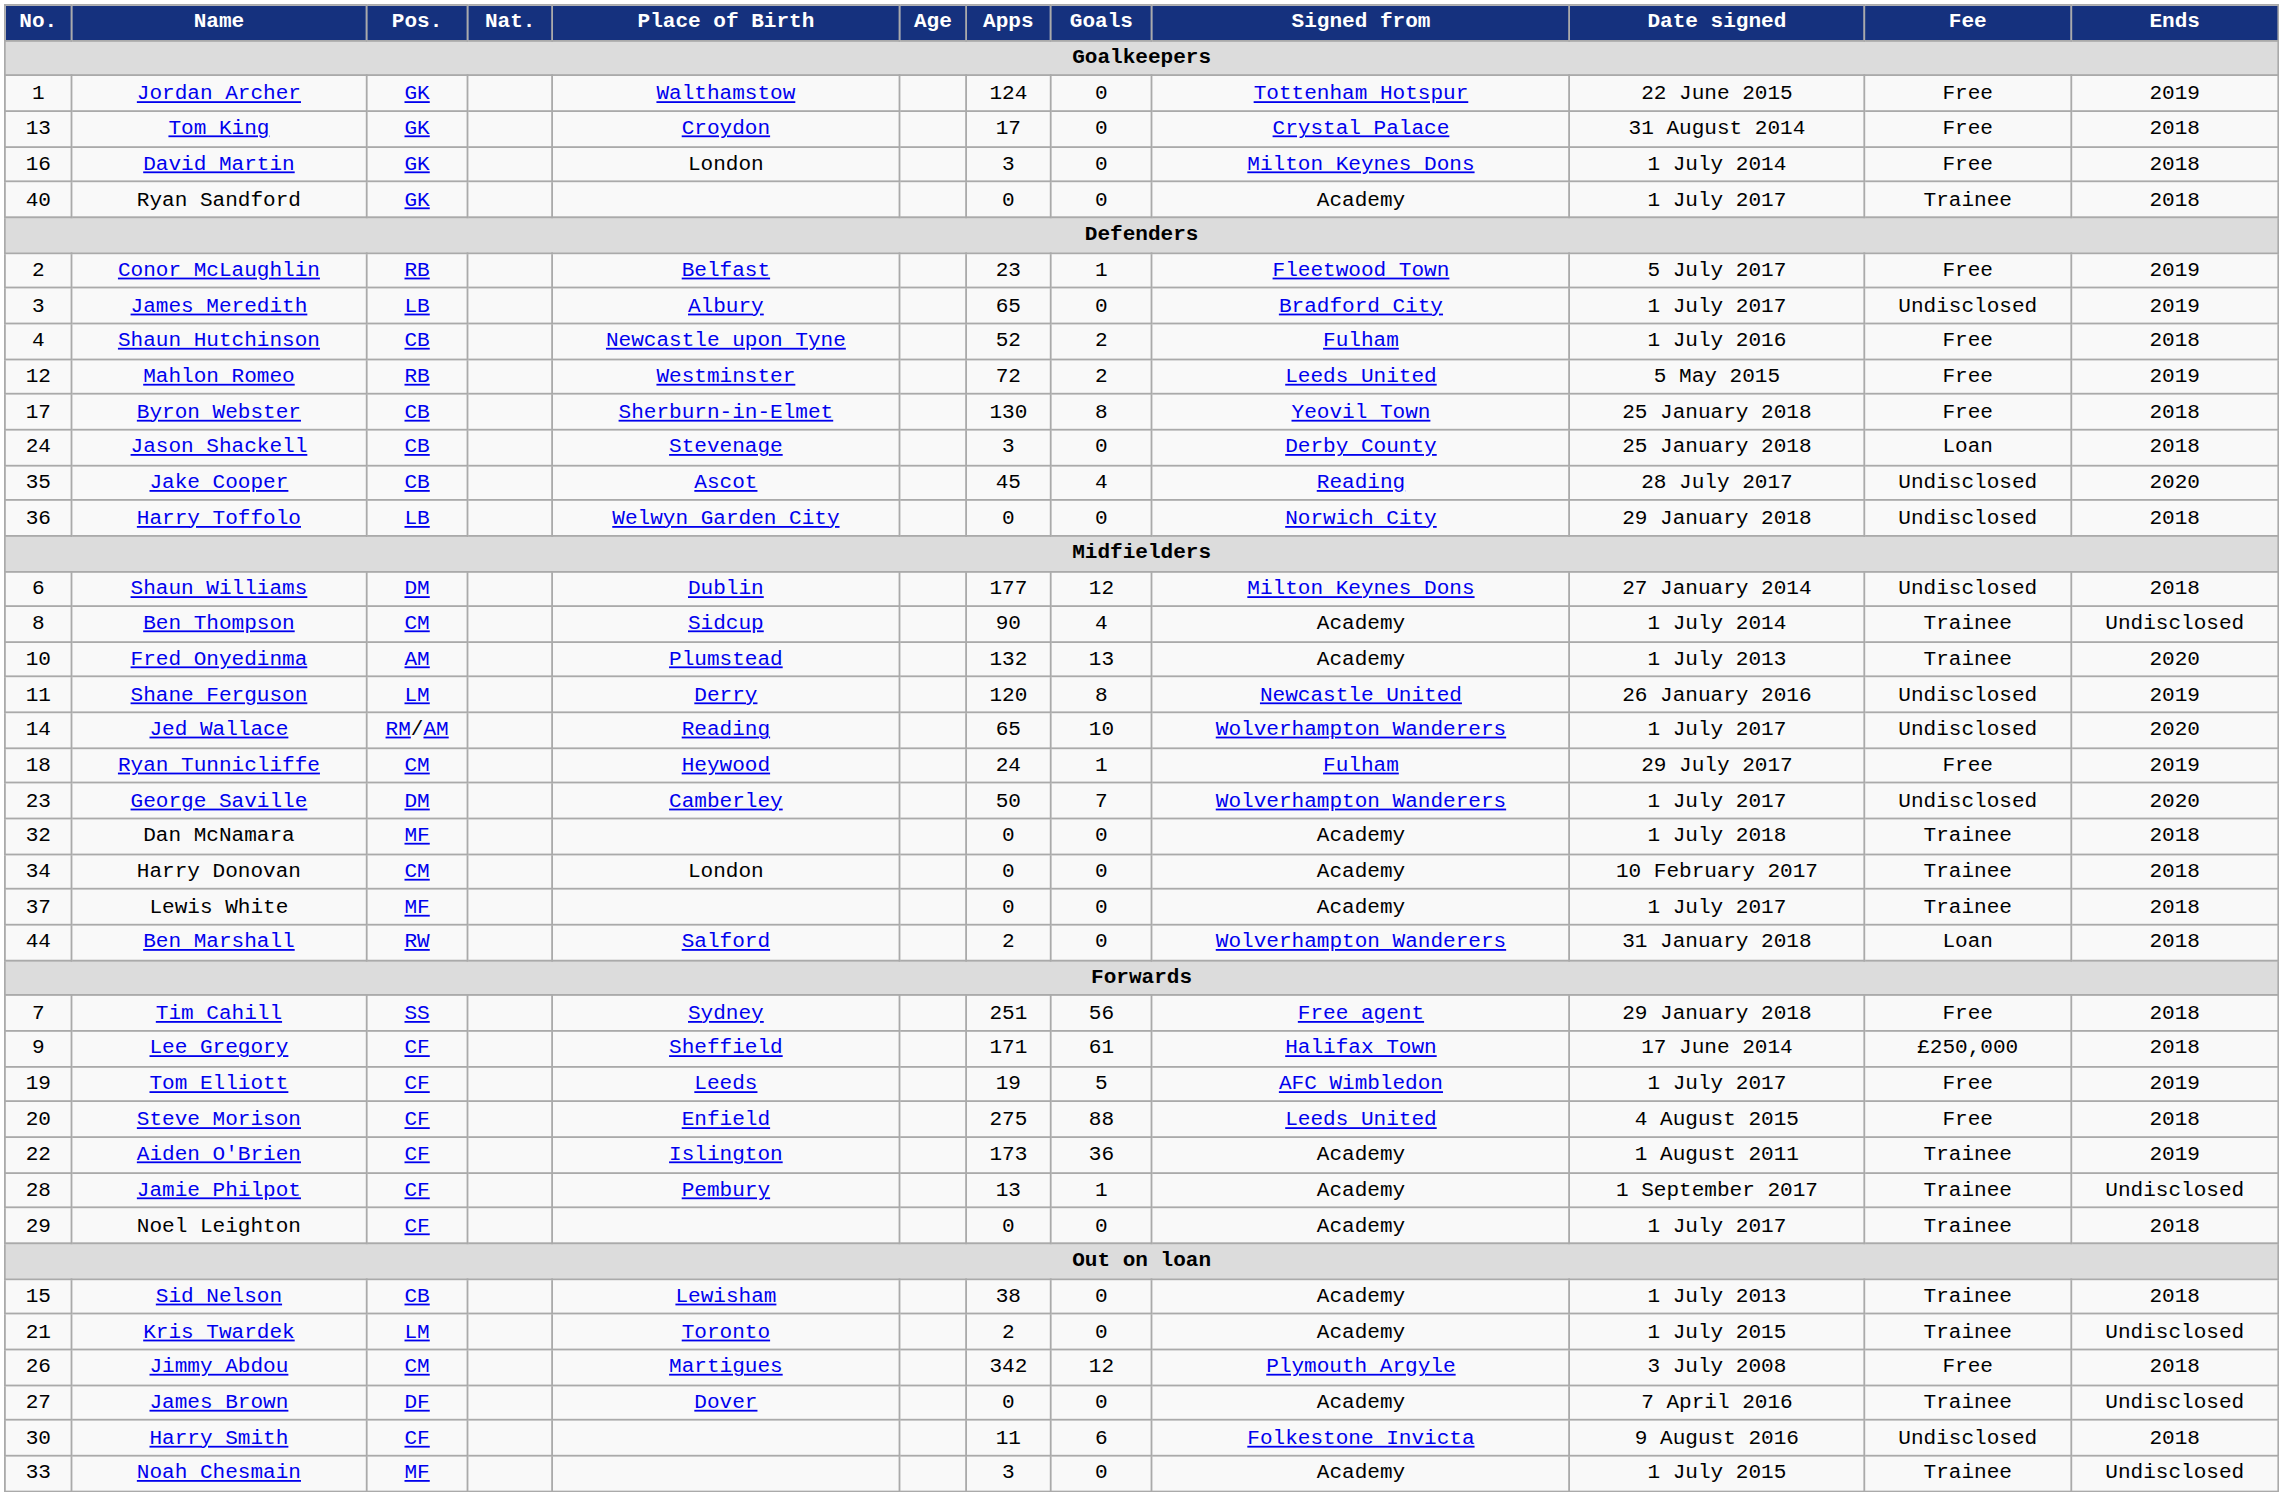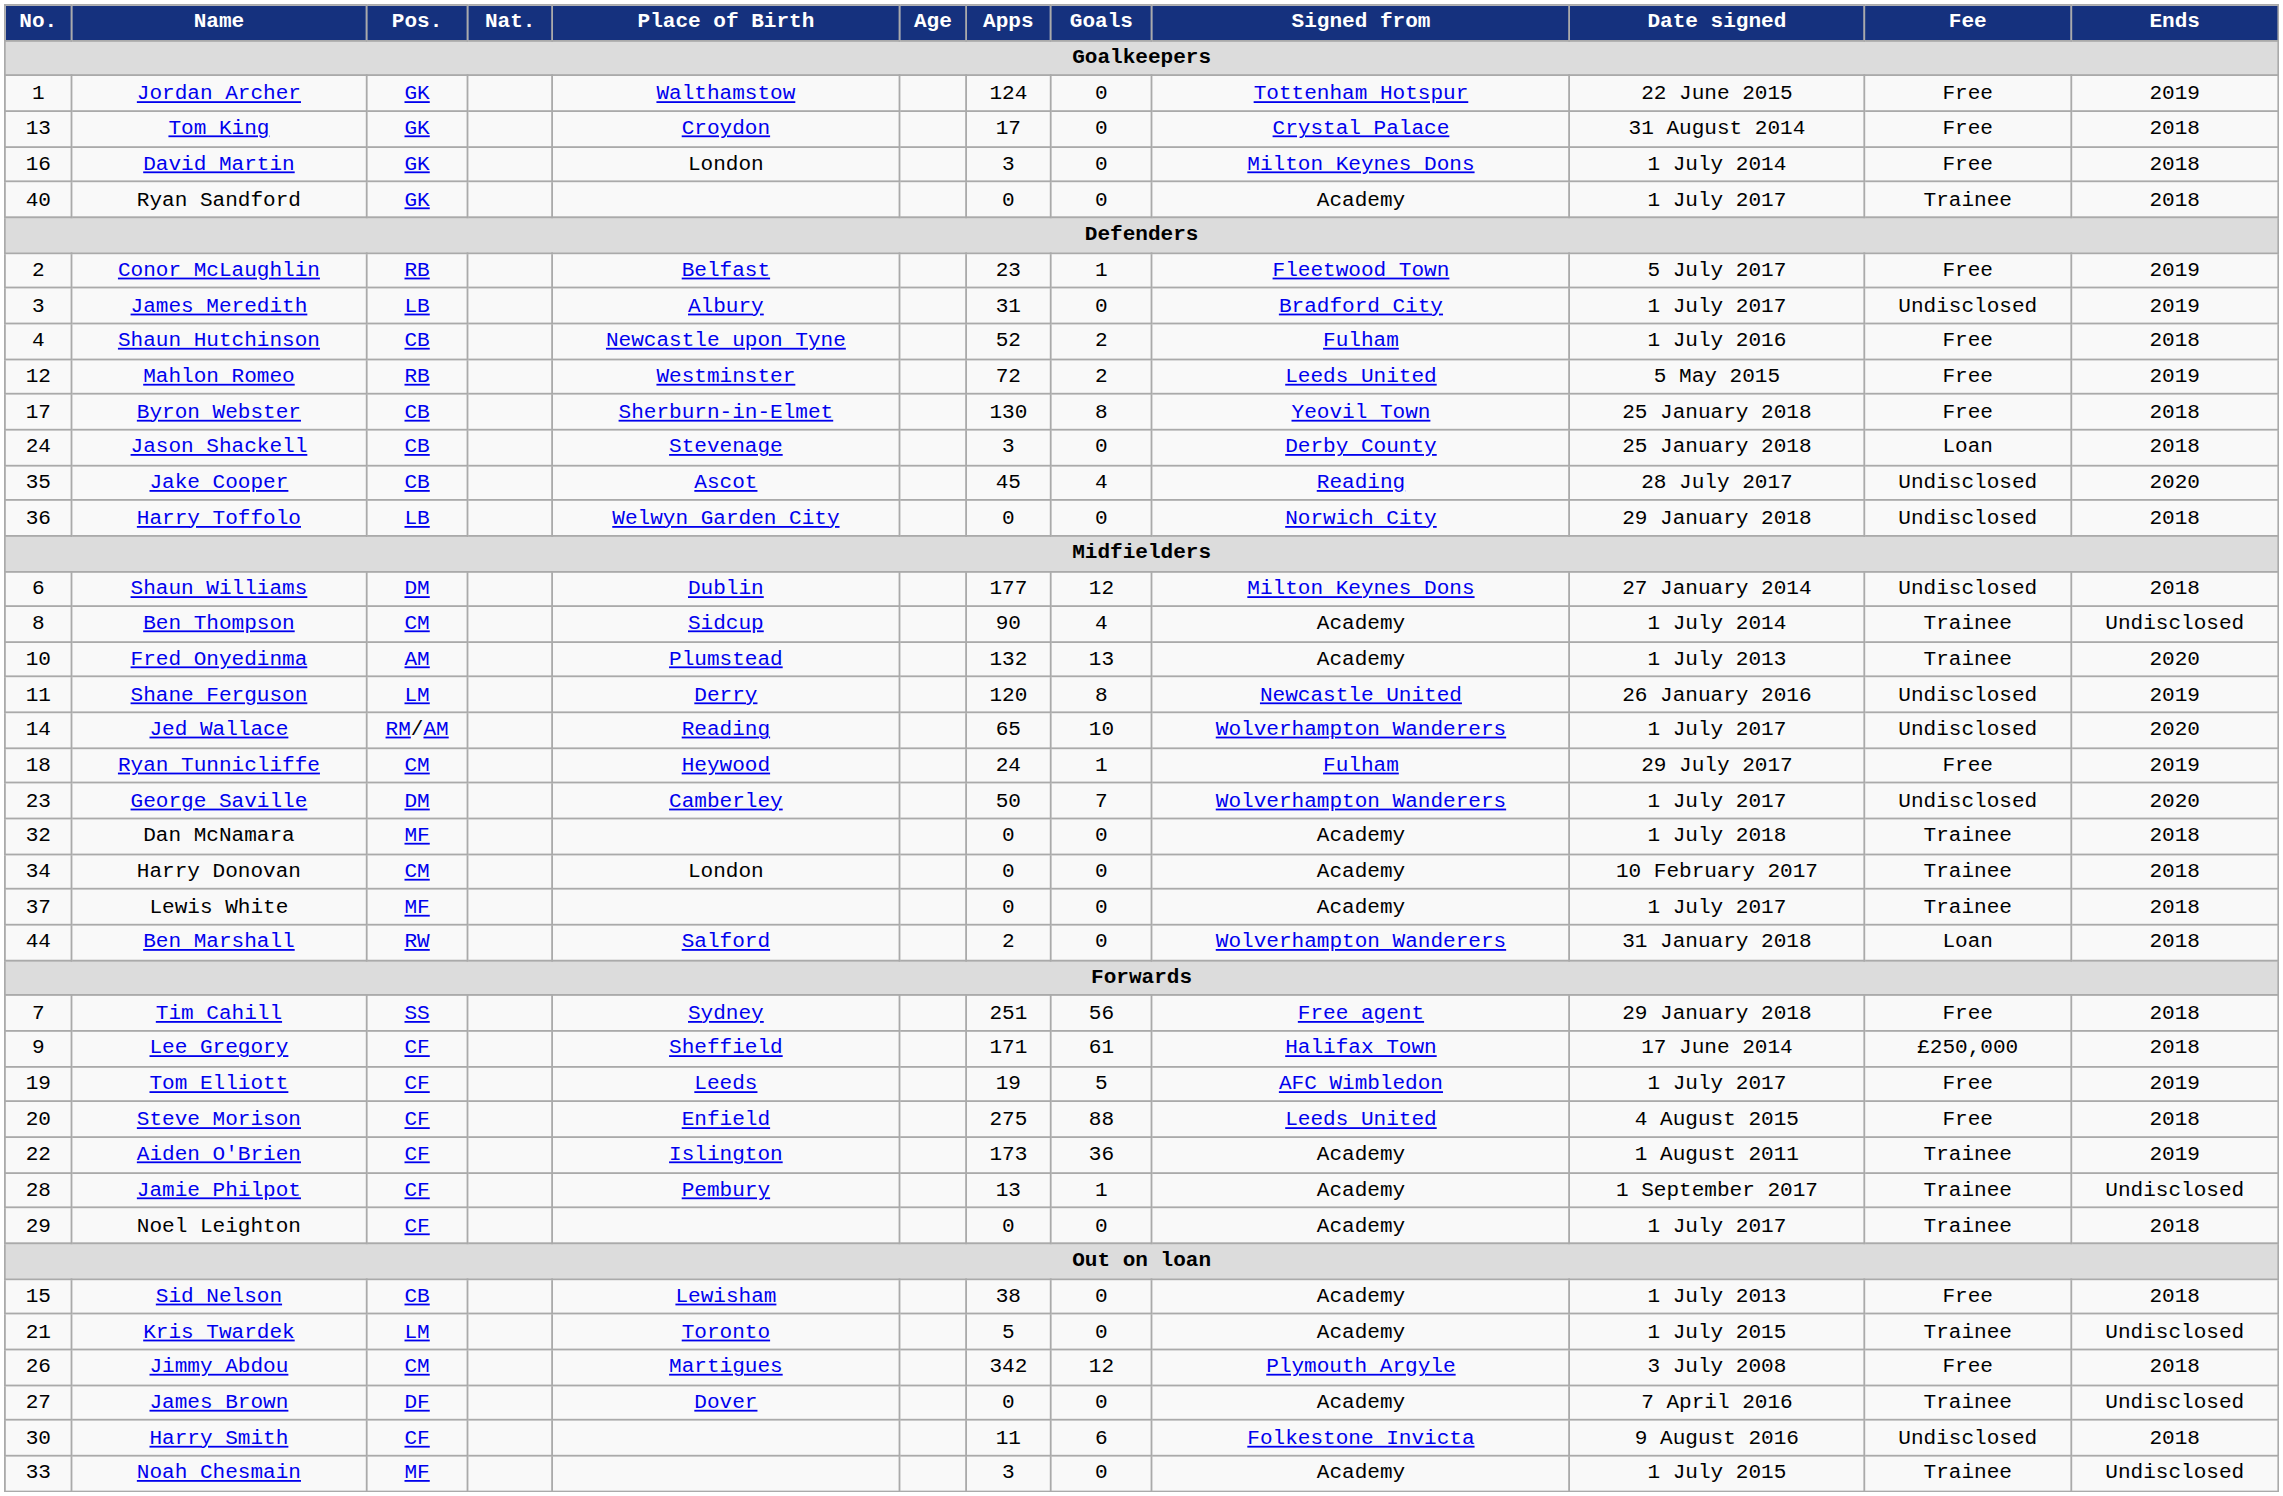(1008, 305) 65 -> (1008, 305) 31
(1968, 1296) Trainee -> (1968, 1296) Free
(1008, 1331) 2 -> (1008, 1331) 5
